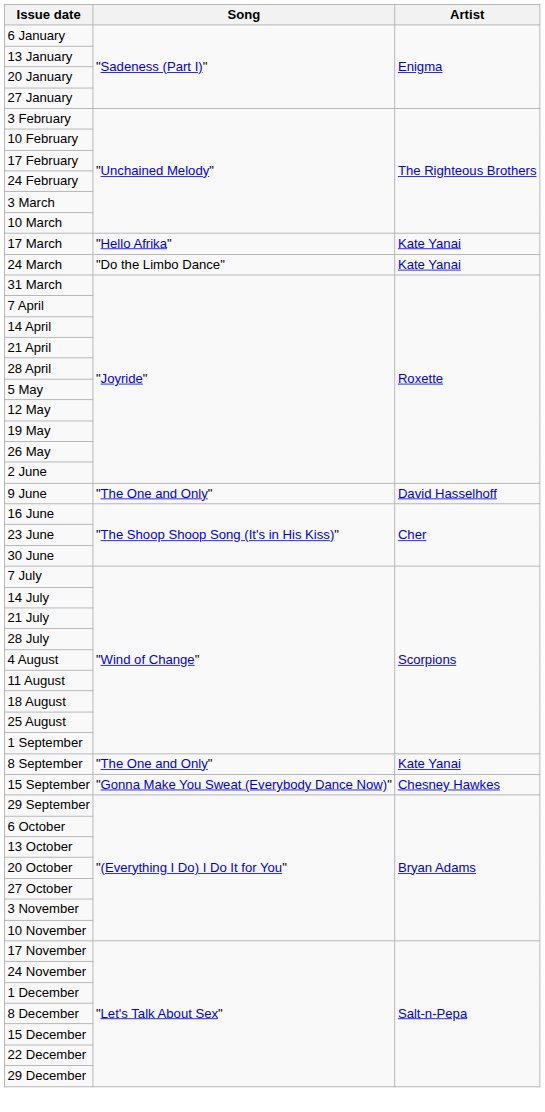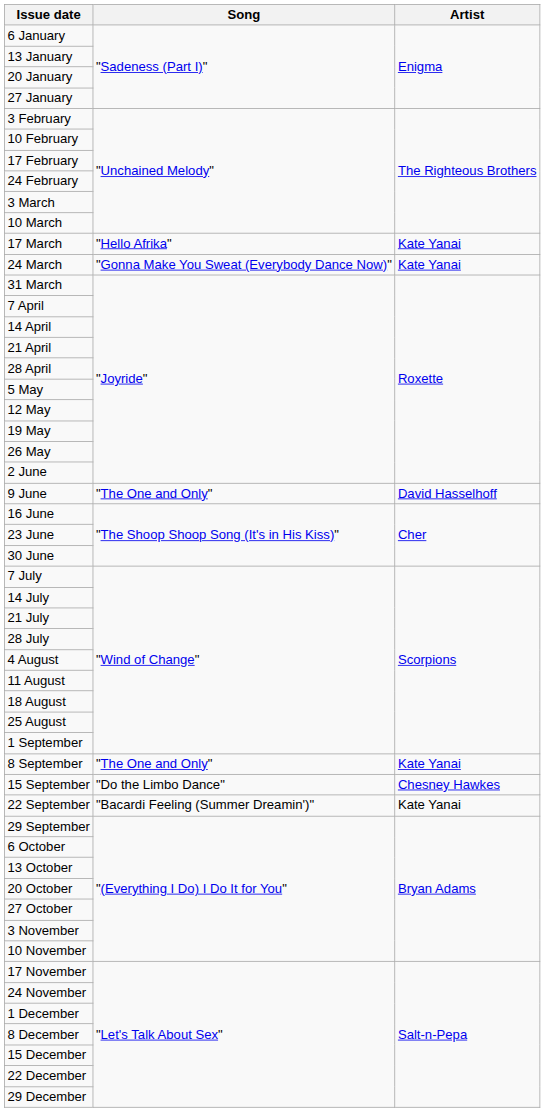(160, 264) "Do the Limbo Dance" -> (244, 264) "Gonna Make You Sweat (Everybody Dance Now)"
(244, 784) "Gonna Make You Sweat (Everybody Dance Now)" -> (160, 784) "Do the Limbo Dance"
+ row: (49, 805)
